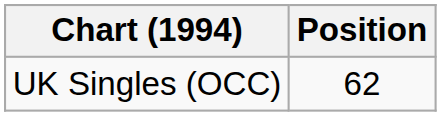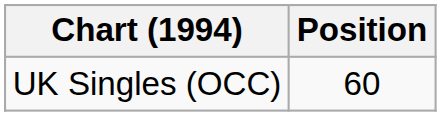(362, 83) 62 -> (362, 83) 60
